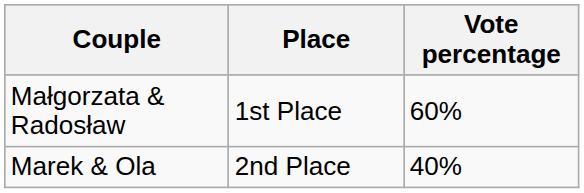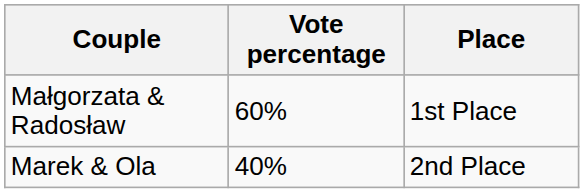columns swapped: (491, 39) <-> (316, 39)
